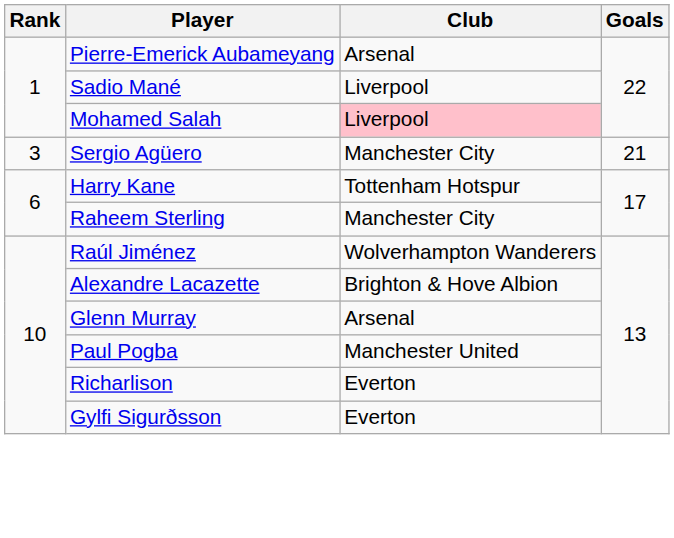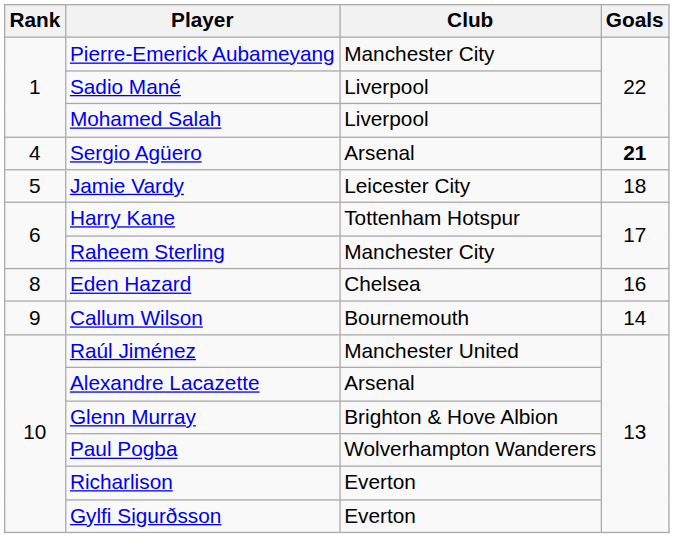(379, 53) Arsenal -> (419, 53) Manchester City
(386, 119) pink background -> (386, 119) no background
(35, 152) 3 -> (35, 152) 4
(419, 152) Manchester City -> (379, 152) Arsenal
(635, 152) normal -> (635, 152) bold
+ row: (127, 185)
+ row: (131, 284)
+ row: (136, 317)
(470, 251) Wolverhampton Wanderers -> (432, 350) Manchester United
(451, 284) Brighton & Hove Albion -> (379, 383) Arsenal
(379, 317) Arsenal -> (451, 416) Brighton & Hove Albion
(432, 350) Manchester United -> (470, 449) Wolverhampton Wanderers
